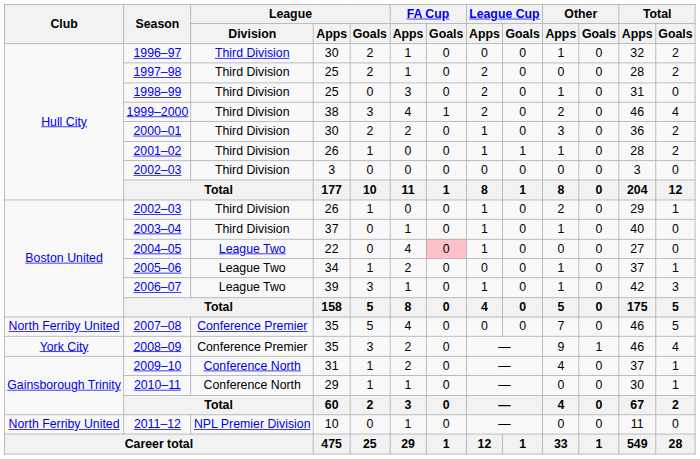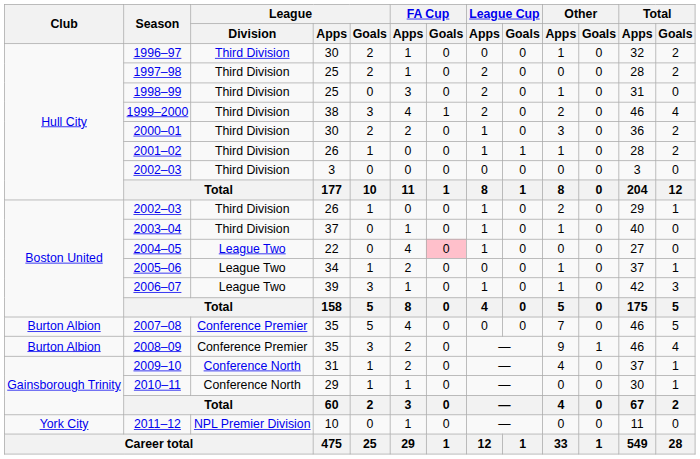(64, 326) North Ferriby United -> (64, 326) Burton Albion
(64, 346) York City -> (64, 346) Burton Albion
(64, 424) North Ferriby United -> (64, 424) York City
